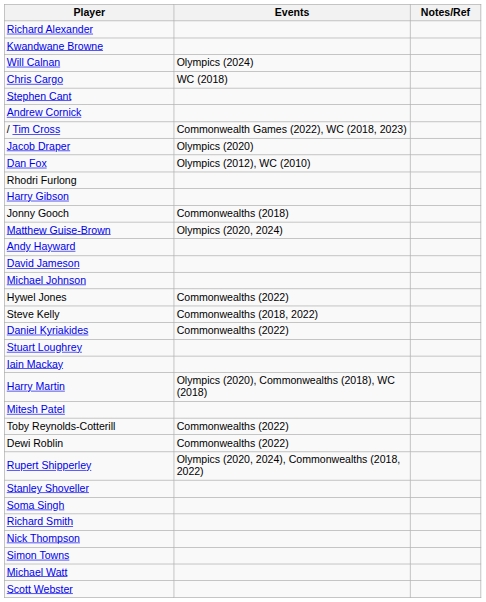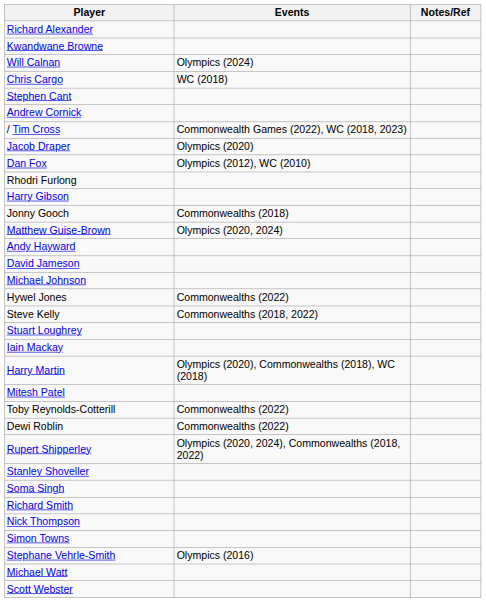- row: (48, 331)
+ row: (61, 555)
